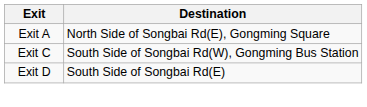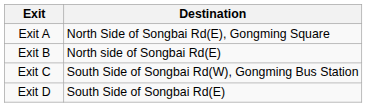+ row: (34, 53)
